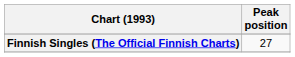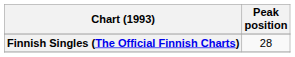(266, 43) 27 -> (266, 43) 28
